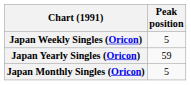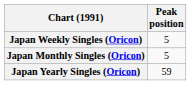rows swapped: (76, 71) <-> (76, 55)
